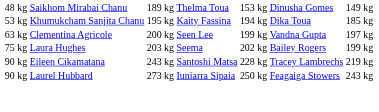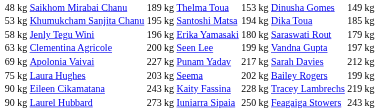(204, 21) Kaity Fassina -> (207, 21) Santoshi Matsa
+ row: (62, 34)
+ row: (62, 62)
(207, 62) Santoshi Matsa -> (204, 89) Kaity Fassina
